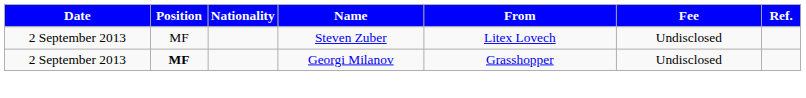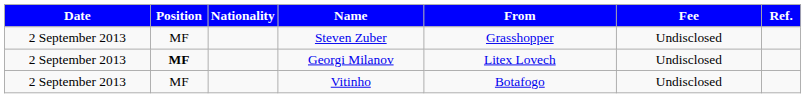(520, 38) Litex Lovech -> (520, 38) Grasshopper
(520, 60) Grasshopper -> (520, 60) Litex Lovech
+ row: (351, 82)
